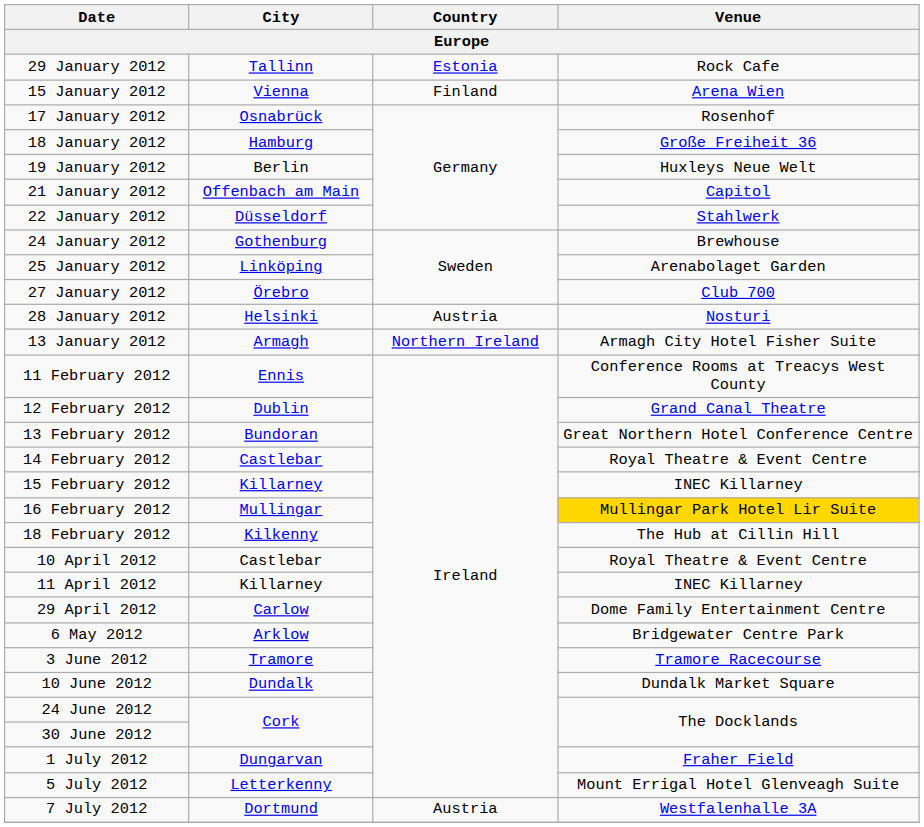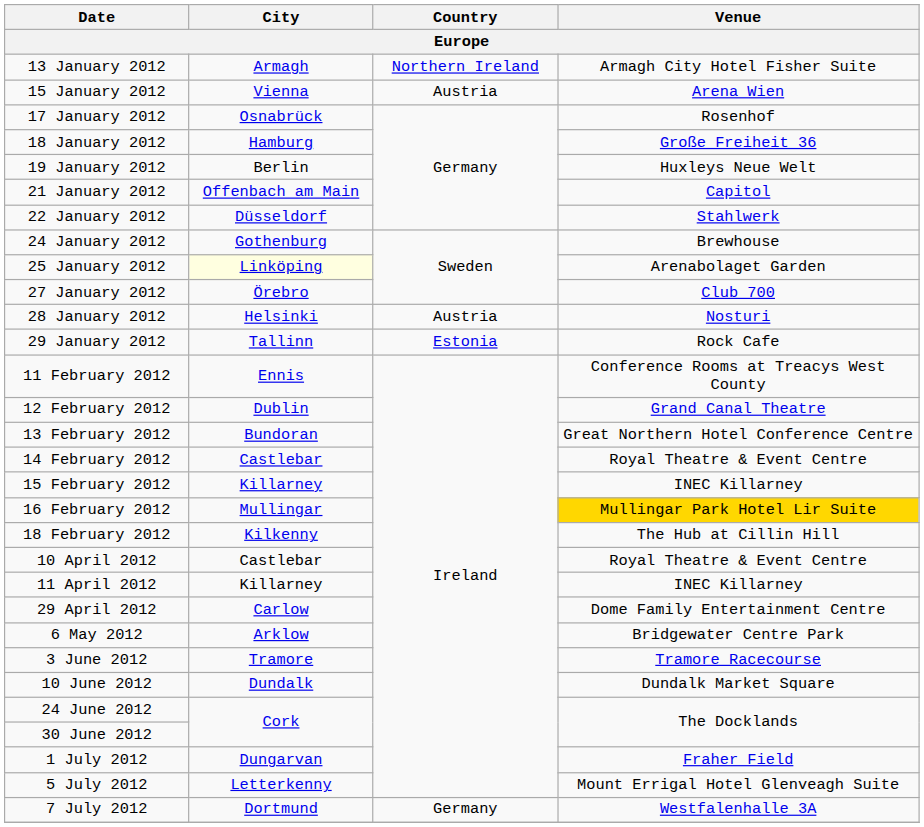rows swapped: (97, 342) <-> (97, 67)
(465, 92) Finland -> (465, 92) Austria
(281, 267) no background -> (281, 267) lightyellow background
(465, 810) Austria -> (465, 810) Germany
